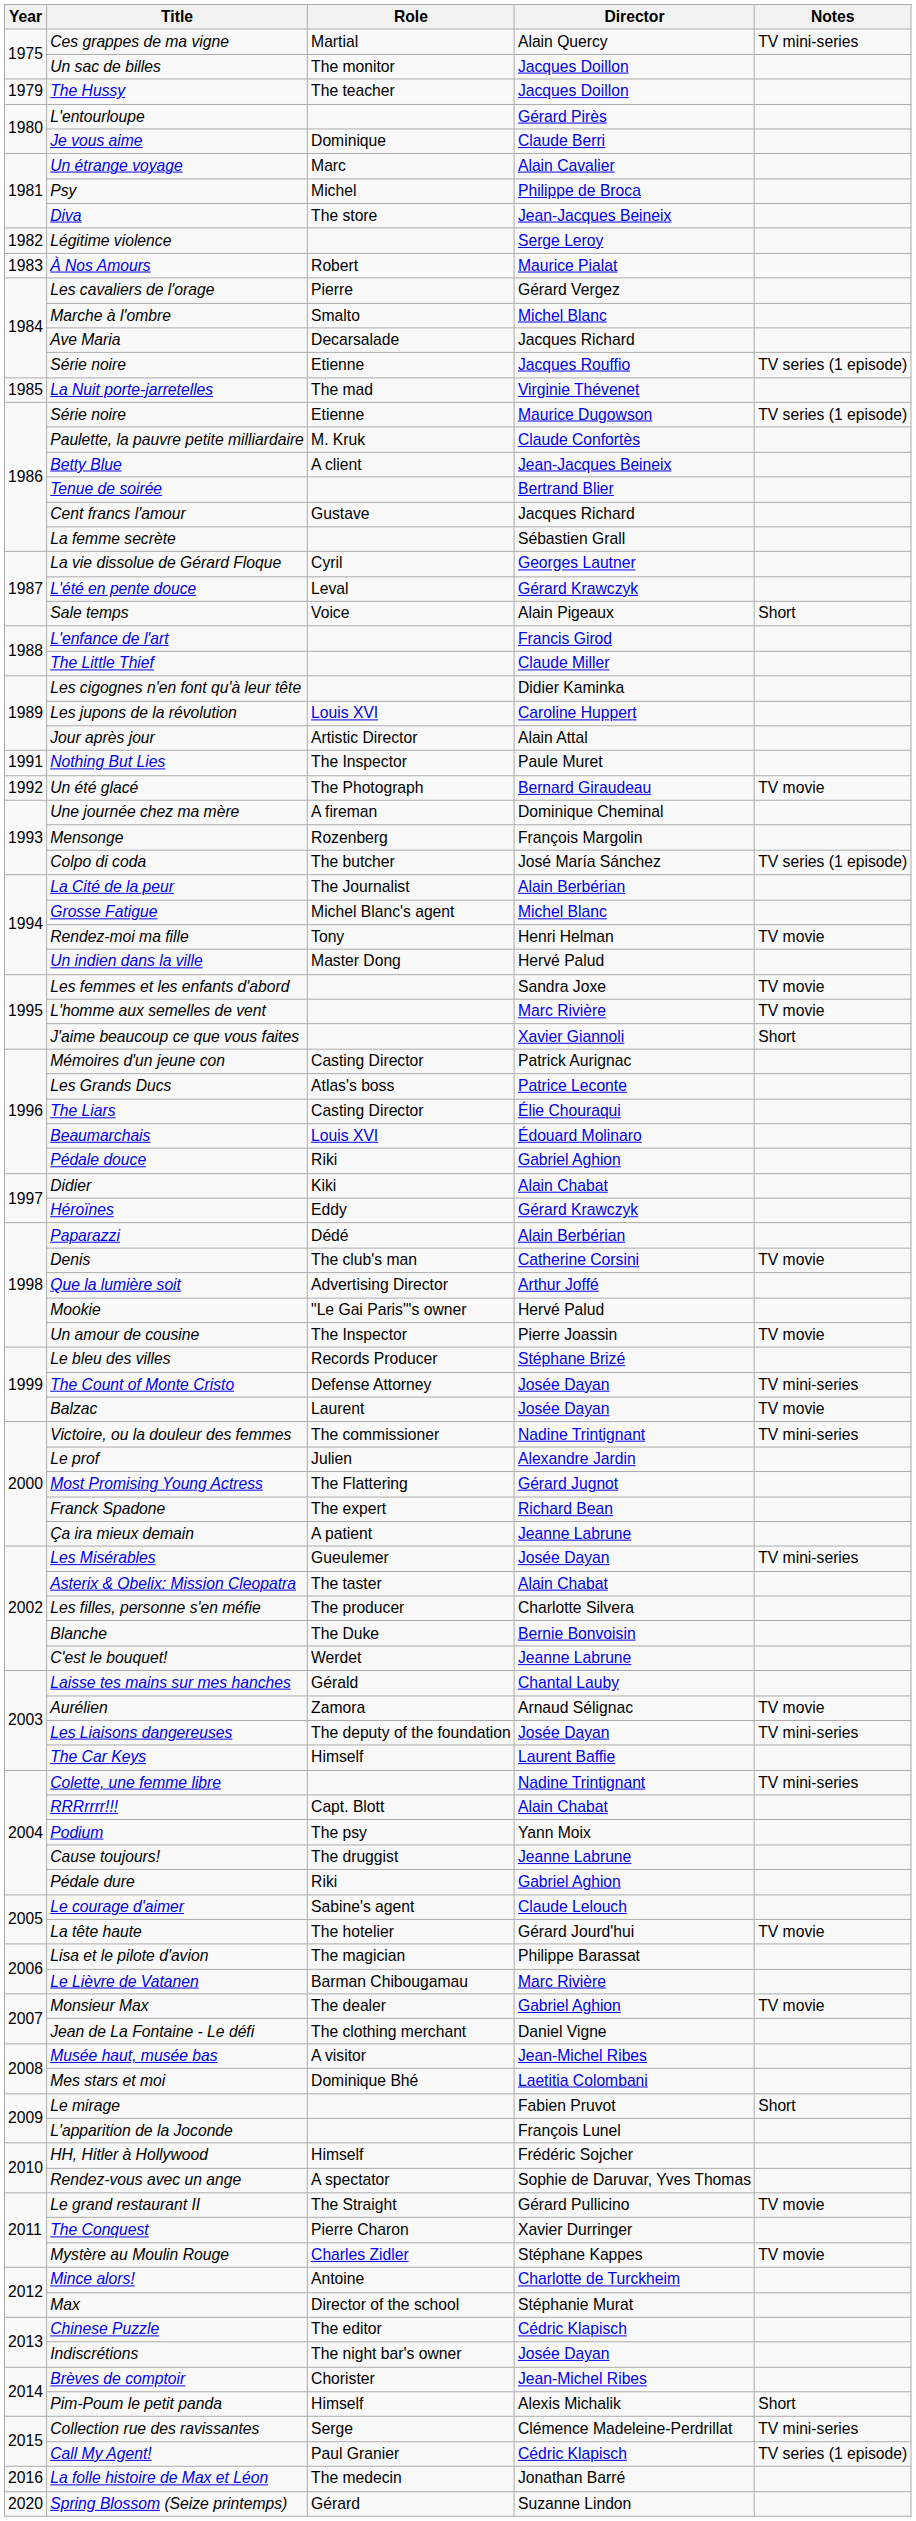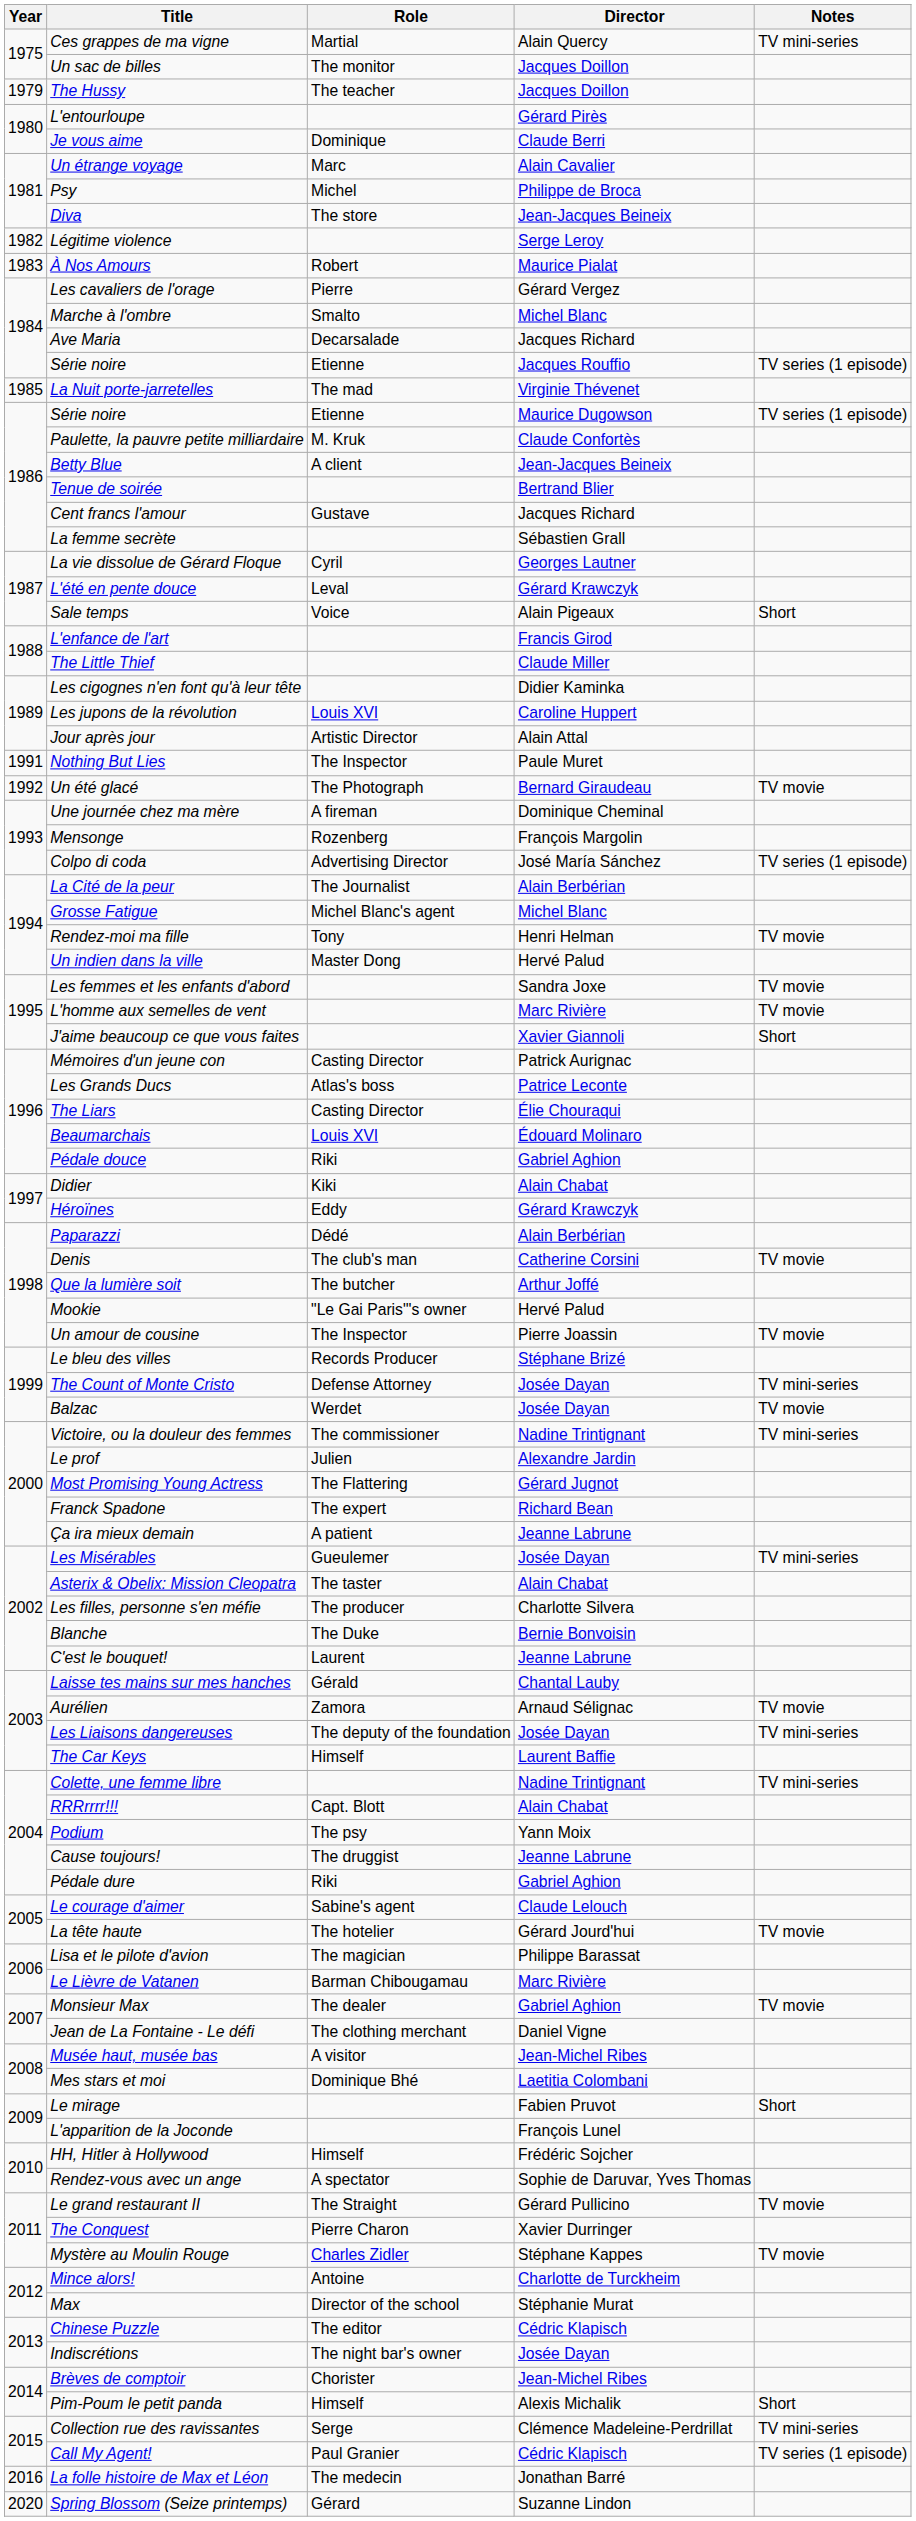(353, 862) The butcher -> (379, 862) Advertising Director
(379, 1285) Advertising Director -> (353, 1285) The butcher
(338, 1409) Laurent -> (336, 1409) Werdet
(336, 1658) Werdet -> (338, 1658) Laurent
